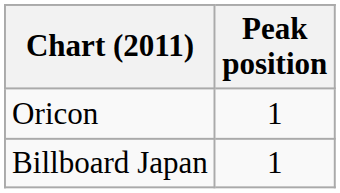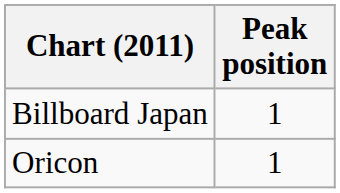rows swapped: (55, 113) <-> (110, 162)
